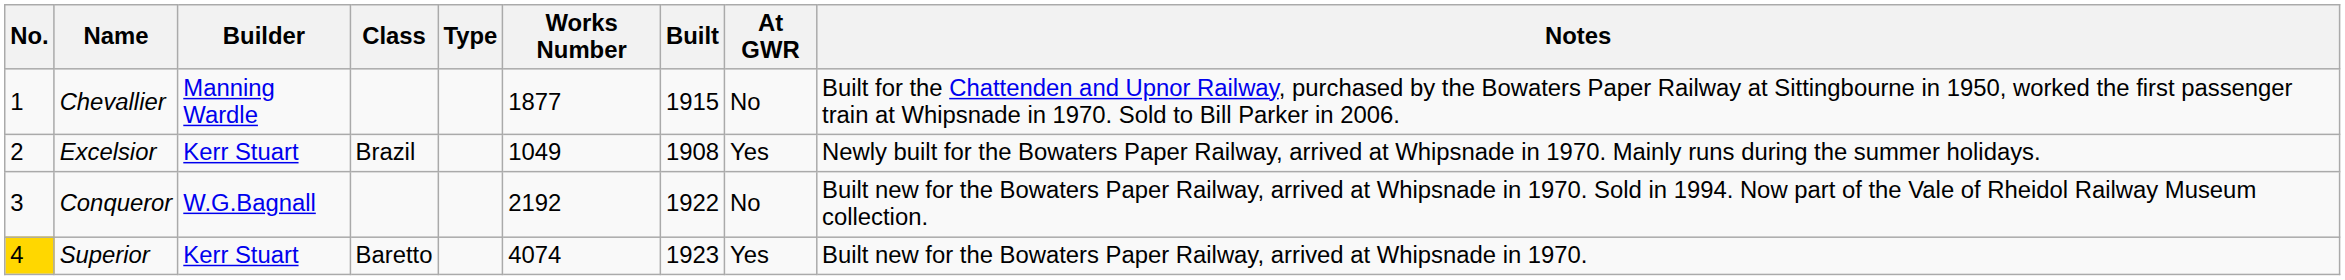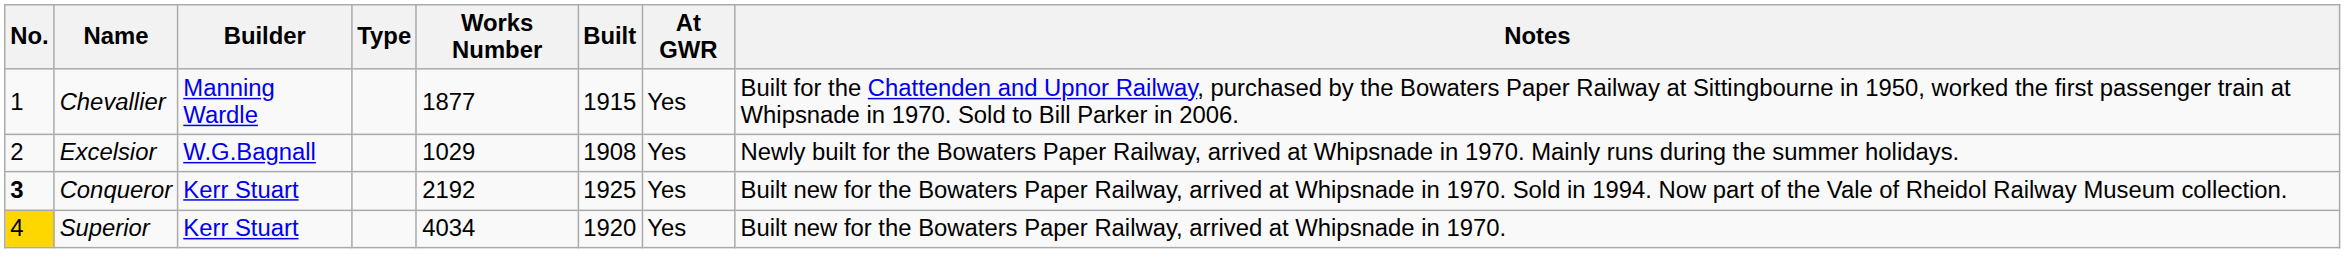- column: (394, 36)
(745, 101) No -> (667, 101) Yes
(241, 152) Kerr Stuart -> (250, 152) W.G.Bagnall
(535, 152) 1049 -> (449, 152) 1029
(17, 203) normal -> (17, 190) bold
(250, 203) W.G.Bagnall -> (241, 190) Kerr Stuart
(692, 203) 1922 -> (610, 190) 1925
(745, 203) No -> (667, 190) Yes
(535, 255) 4074 -> (449, 228) 4034
(692, 255) 1923 -> (610, 228) 1920
